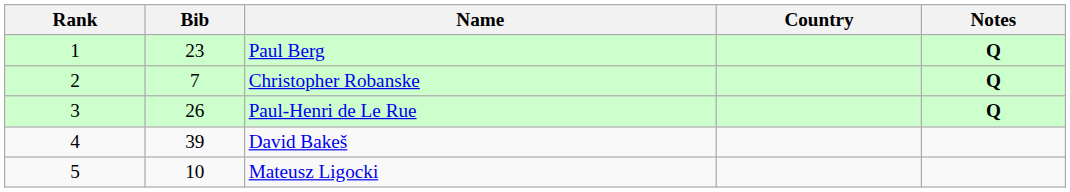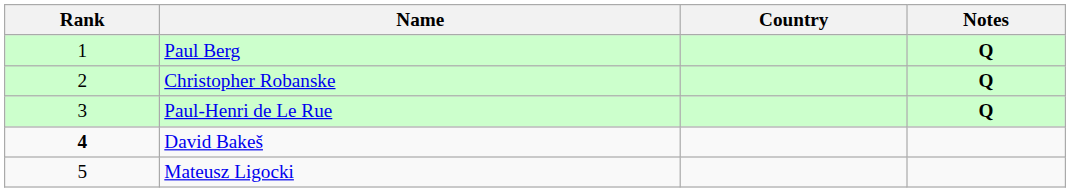- column: (195, 19)
(75, 141) normal -> (82, 141) bold
